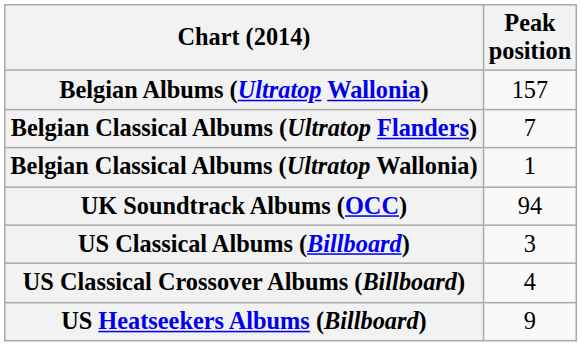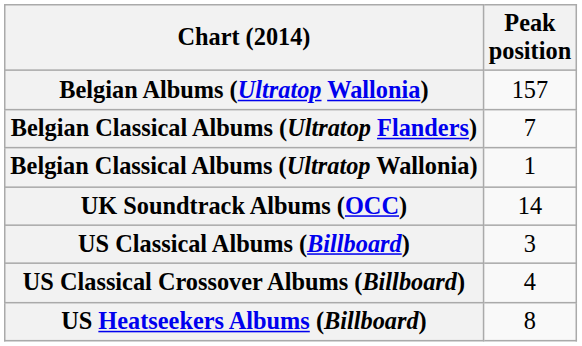(530, 205) 94 -> (530, 205) 14
(530, 321) 9 -> (530, 321) 8
